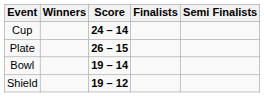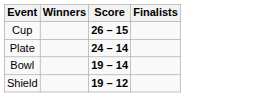- column: (220, 13)
(110, 30) 24 – 14 -> (110, 30) 26 – 15
(110, 48) 26 – 15 -> (110, 48) 24 – 14
